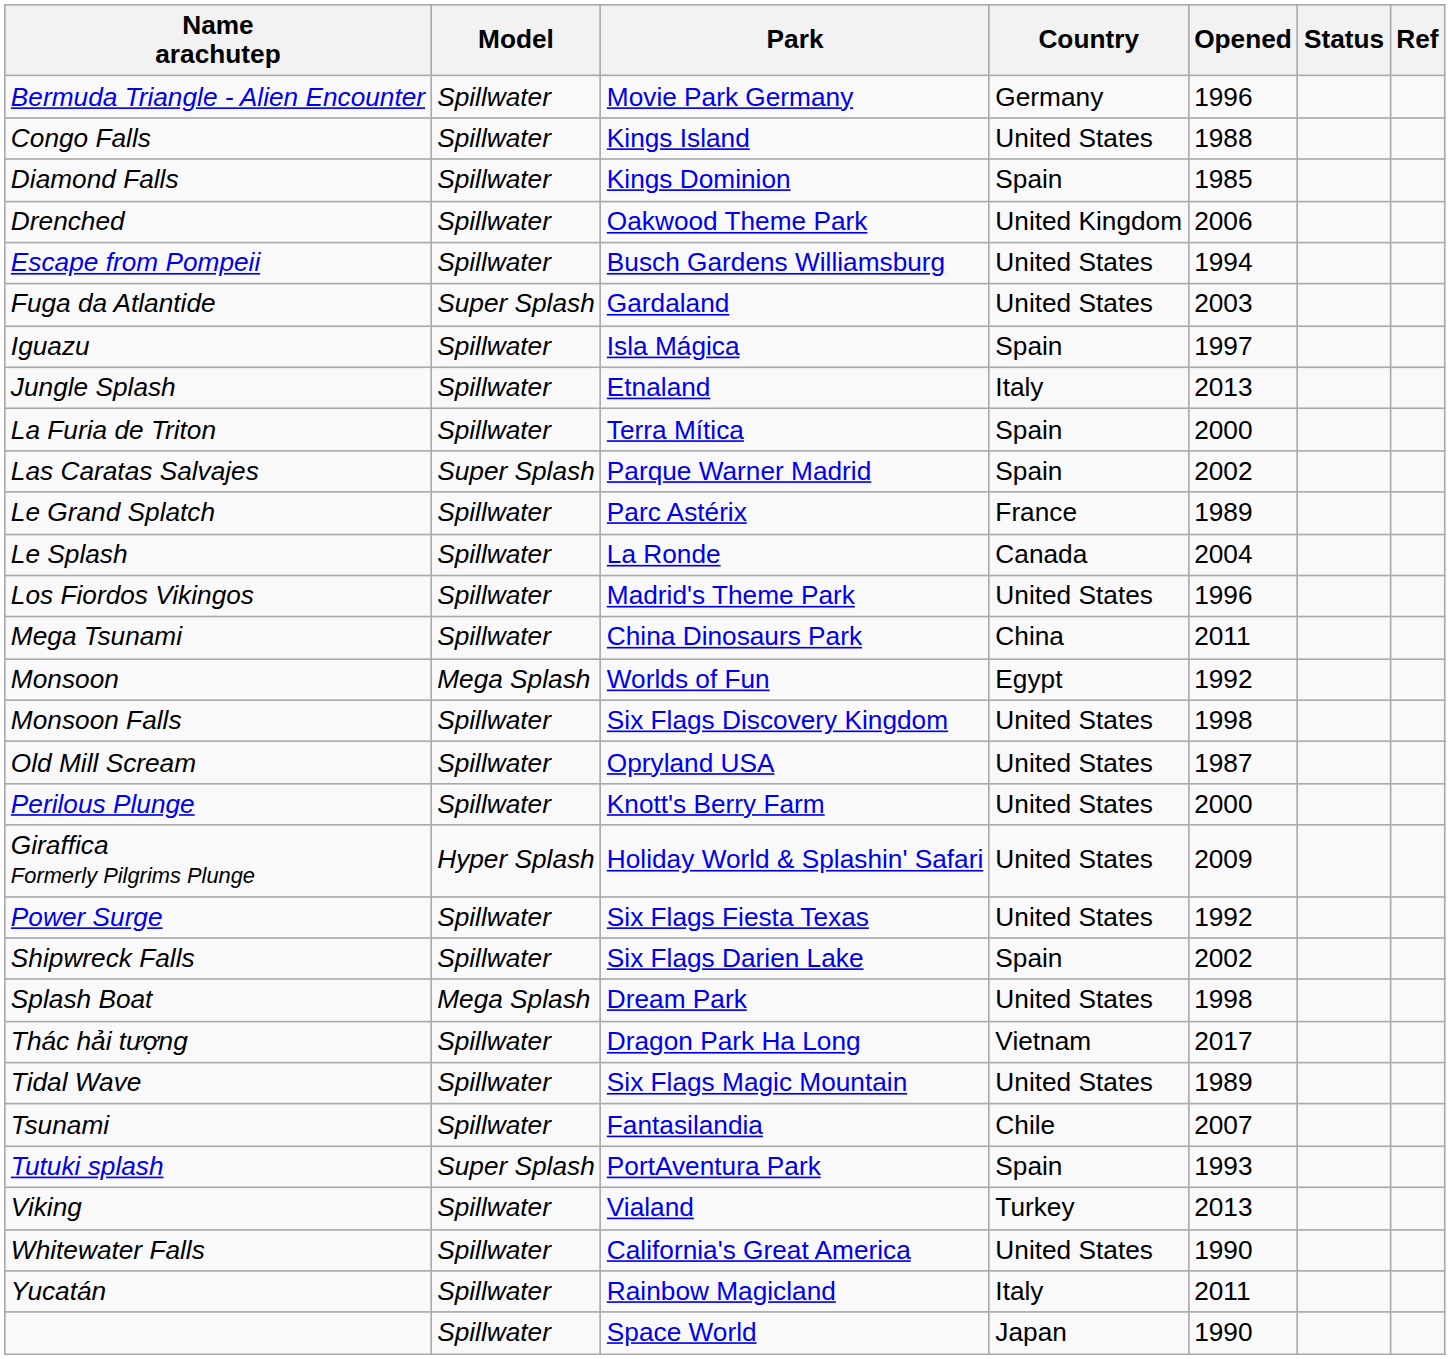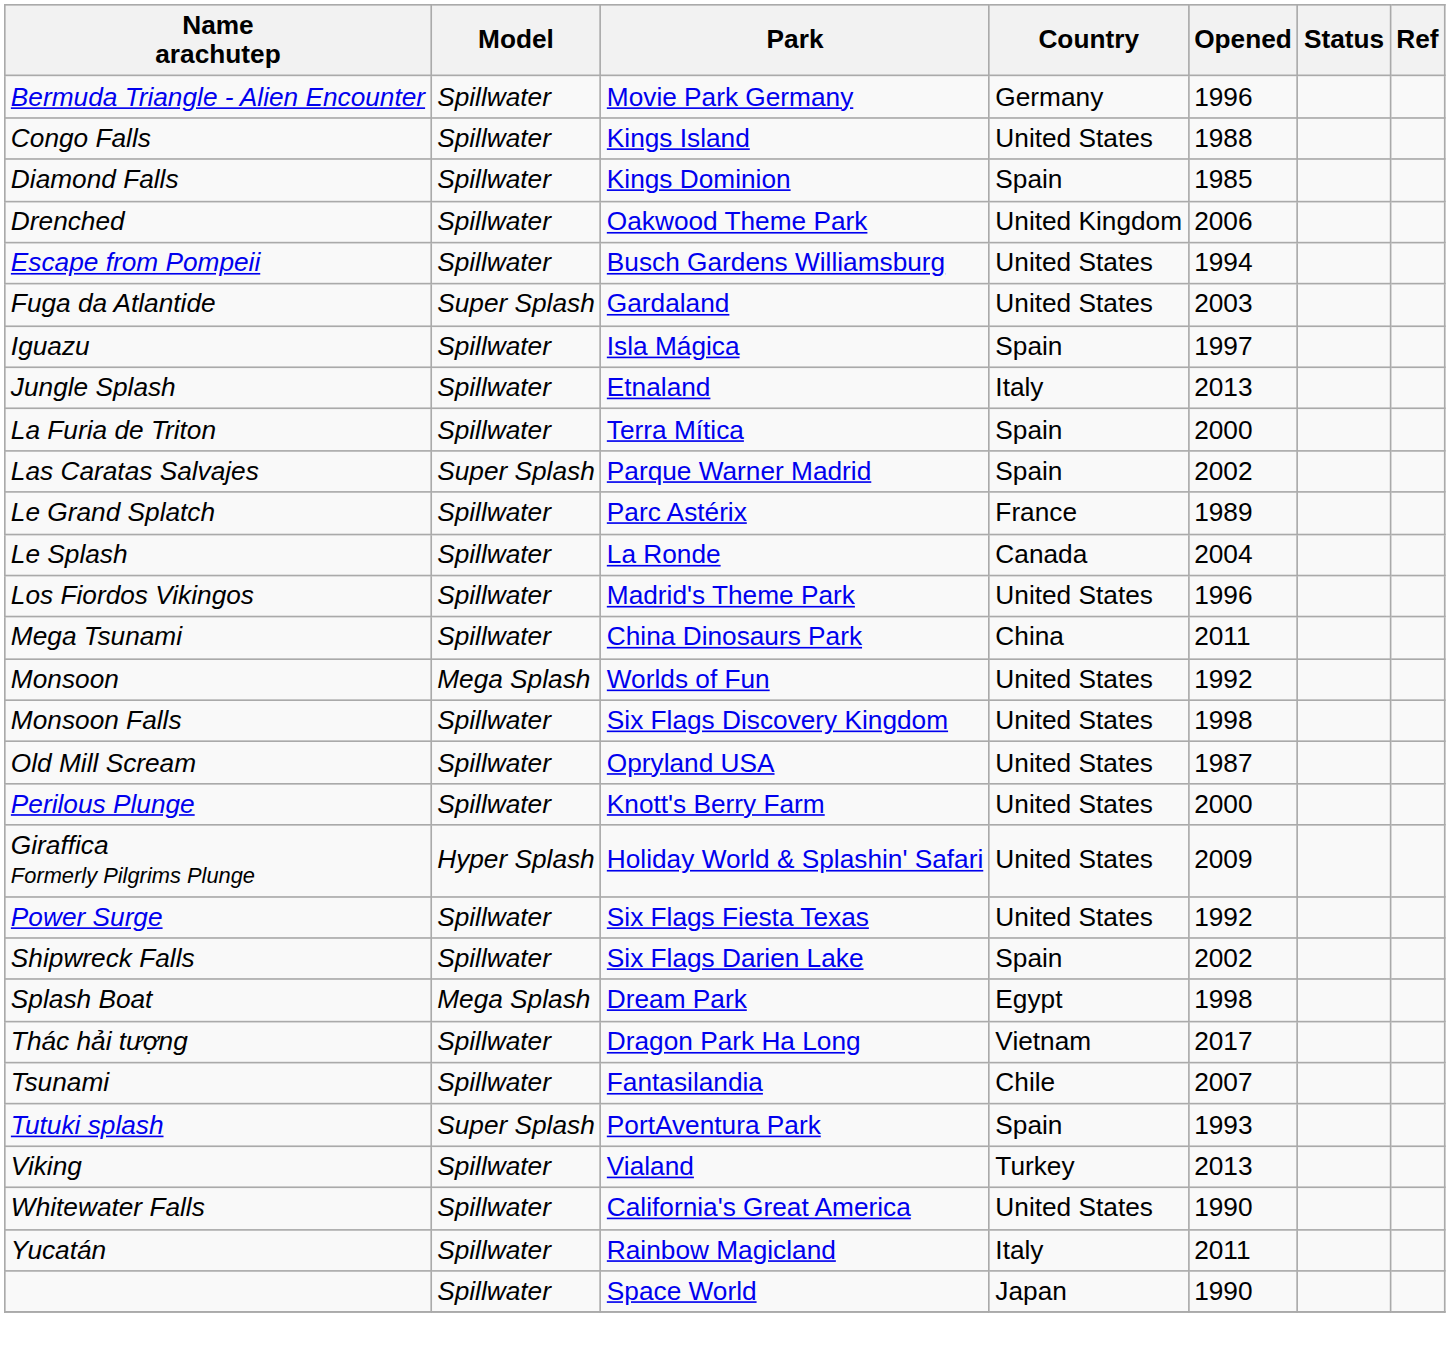(1029, 679) Egypt -> (1074, 679) United States
(1074, 999) United States -> (1029, 999) Egypt
- row: (76, 1083)
